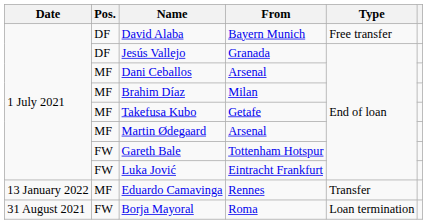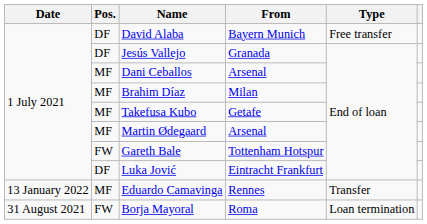(104, 170) FW -> (102, 170) DF
